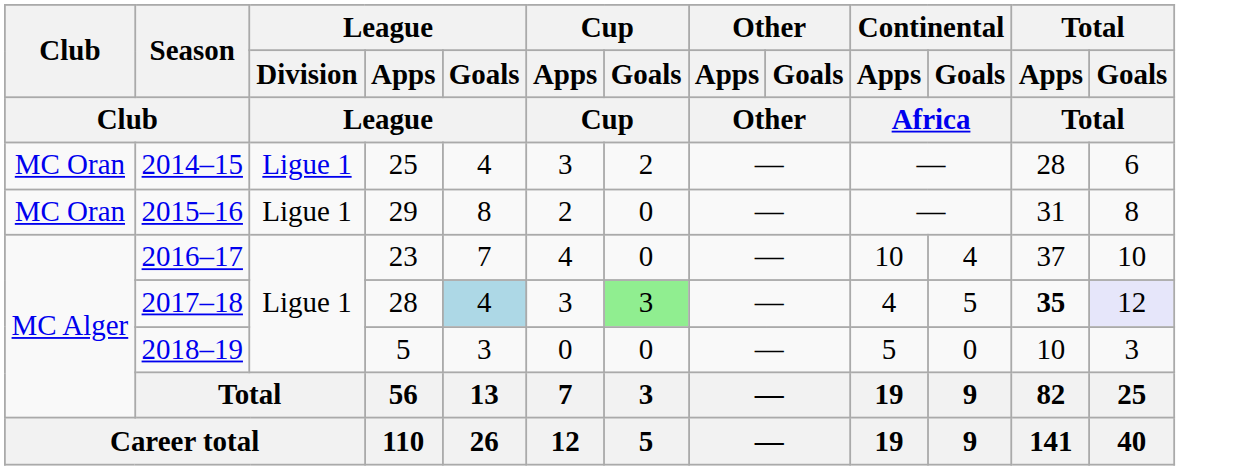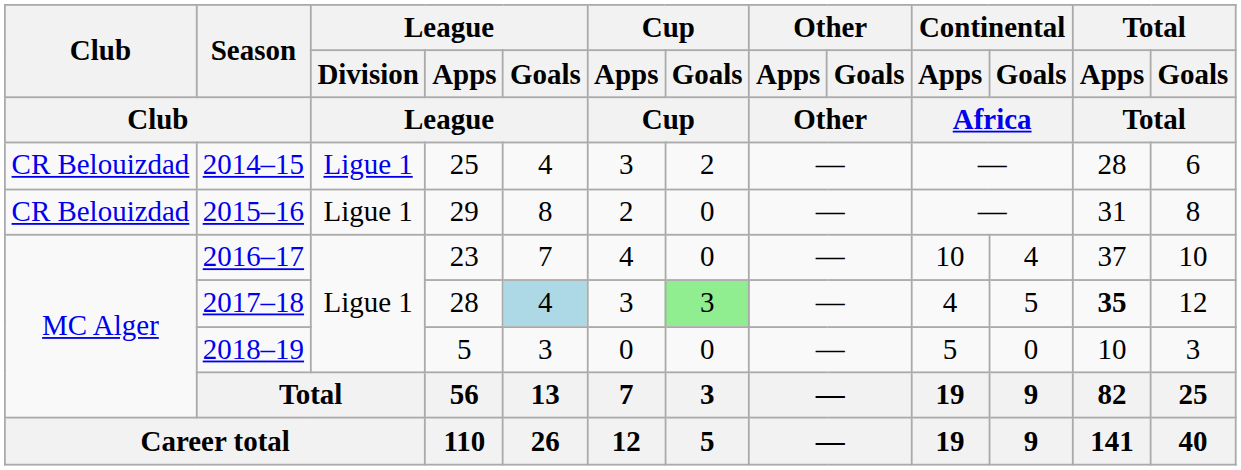(70, 165) MC Oran -> (100, 165) CR Belouizdad
(70, 211) MC Oran -> (100, 211) CR Belouizdad
(1132, 303) lavender background -> (1193, 303) no background
